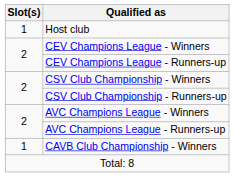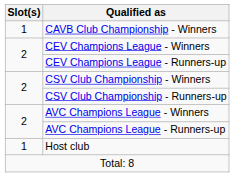rows swapped: (67, 29) <-> (131, 146)
